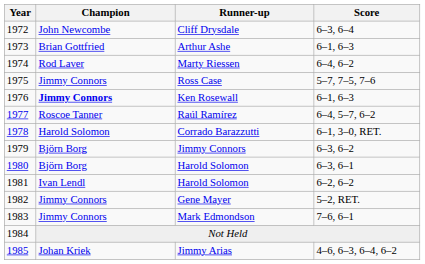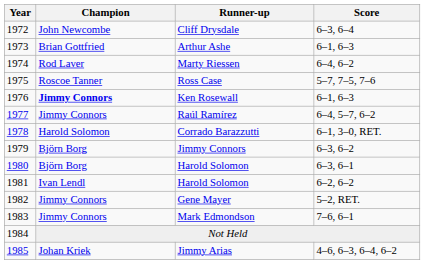(73, 81) Jimmy Connors -> (70, 81) Roscoe Tanner
(70, 115) Roscoe Tanner -> (73, 115) Jimmy Connors
